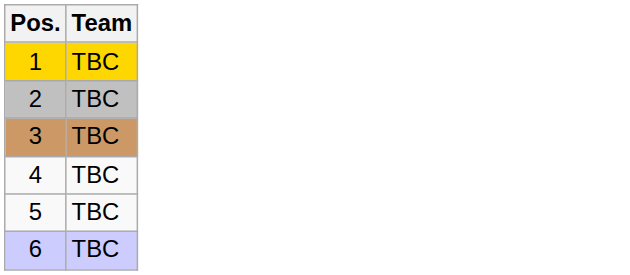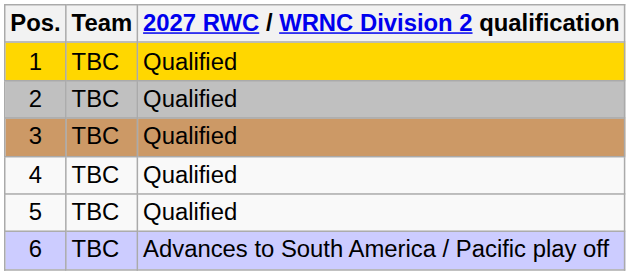+ column: (381, 23)
